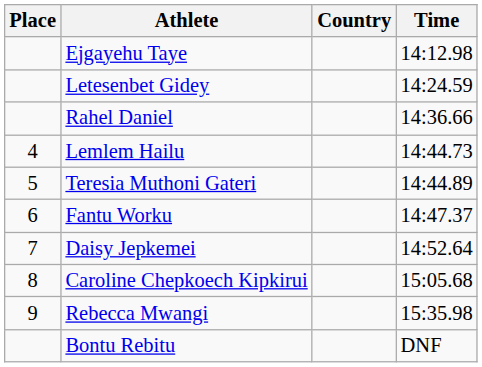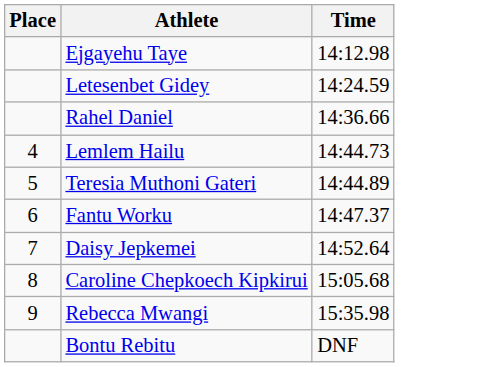- column: (354, 20)
